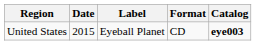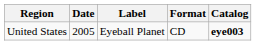(83, 31) 2015 -> (83, 31) 2005
